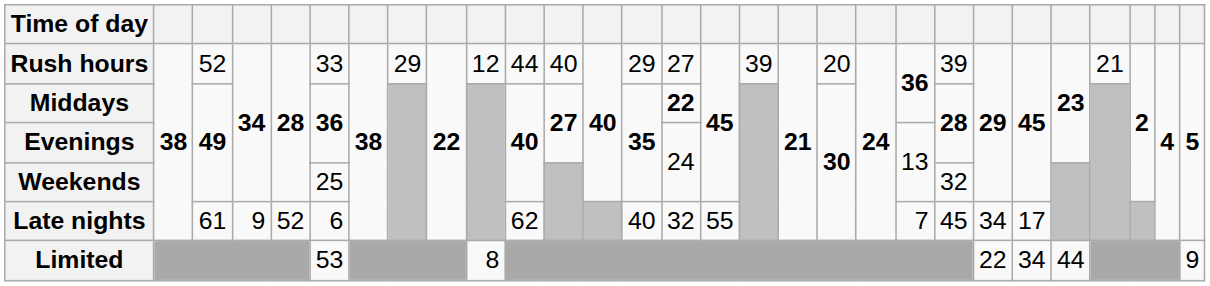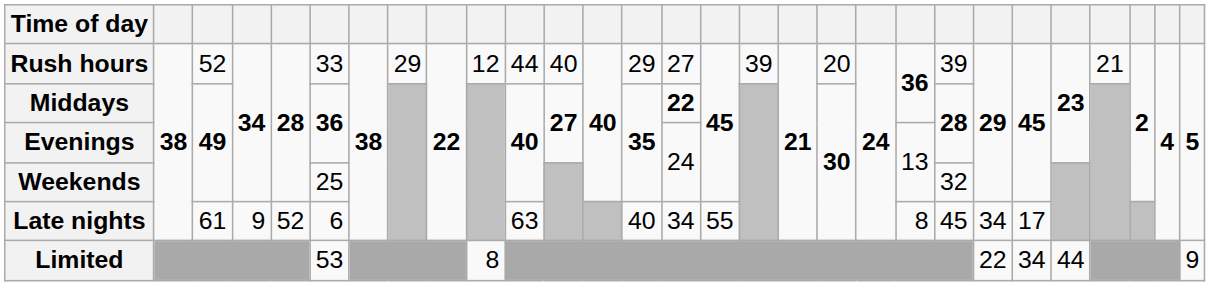(525, 220) 62 -> (525, 220) 63
(681, 220) 32 -> (681, 220) 34
(922, 220) 7 -> (922, 220) 8
